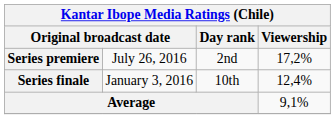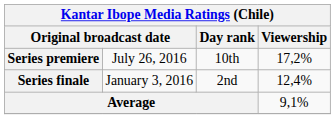(227, 59) 2nd -> (227, 59) 10th
(227, 80) 10th -> (227, 80) 2nd
